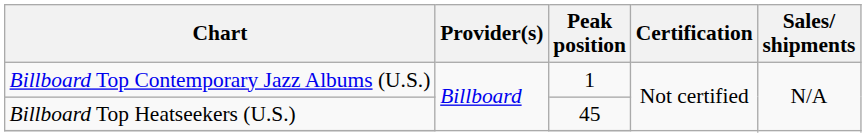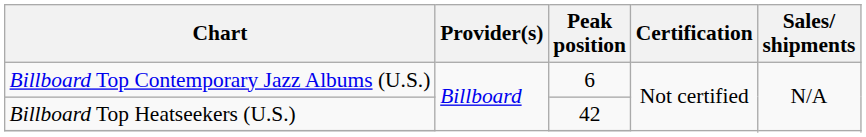(590, 79) 1 -> (590, 79) 6
(590, 113) 45 -> (590, 113) 42
